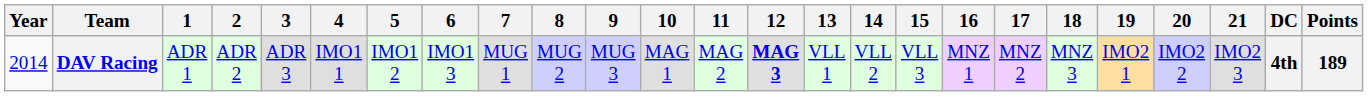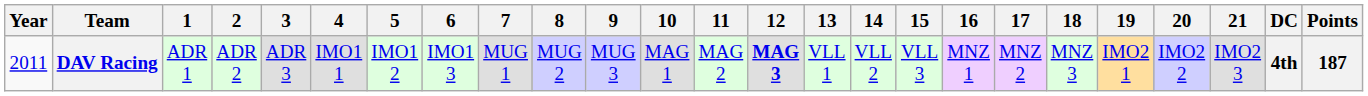(28, 62) 2014 -> (28, 62) 2011
(1333, 62) 189 -> (1333, 62) 187
